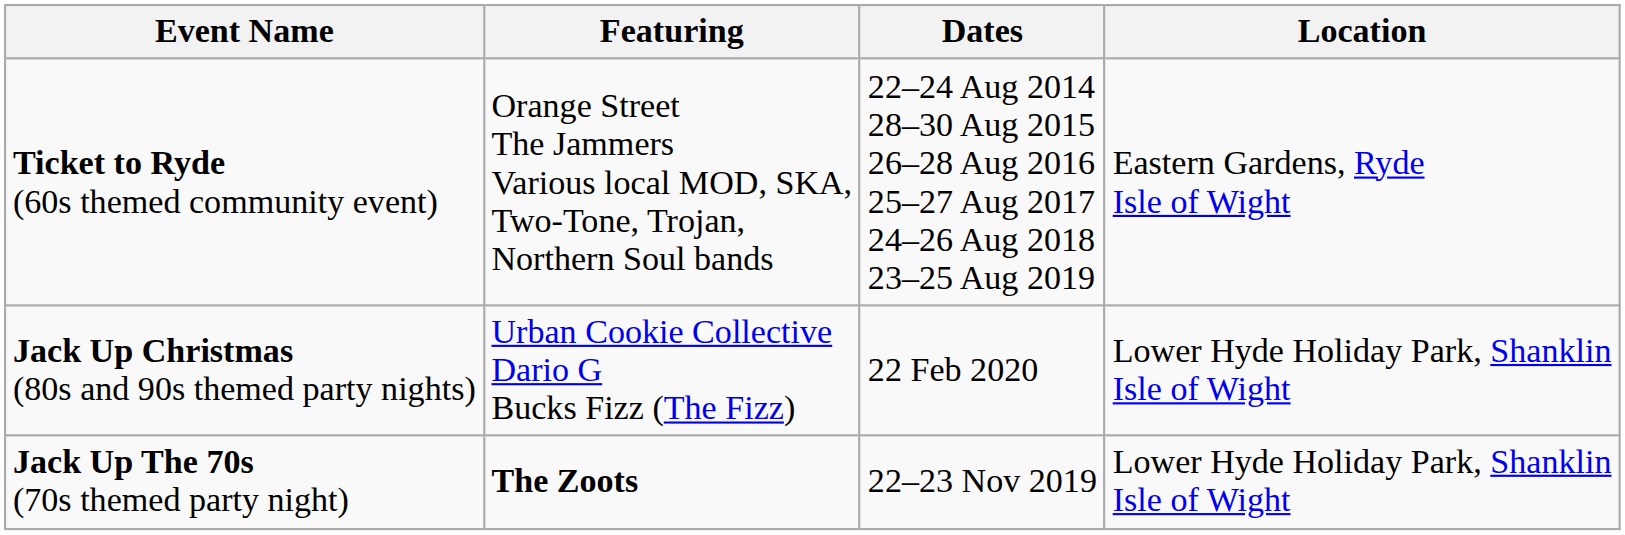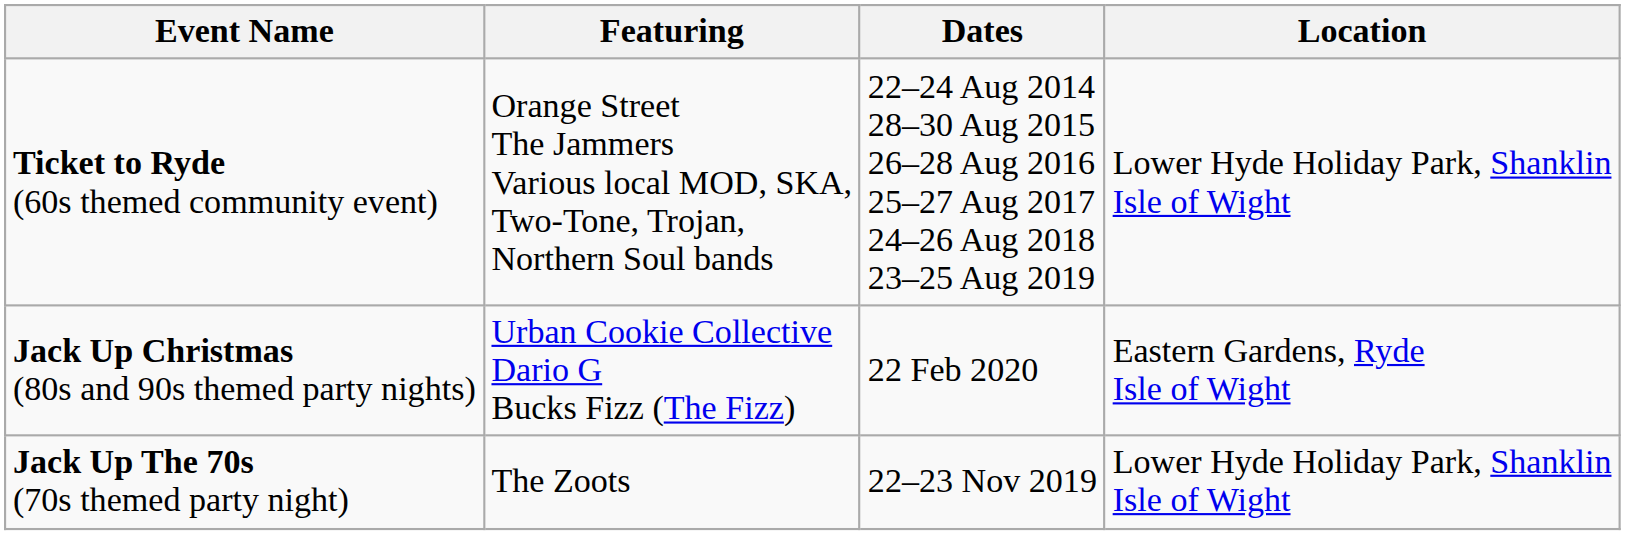(1269, 181) Eastern Gardens, Ryde Isle of Wight -> (1362, 181) Lower Hyde Holiday Park, Shanklin Isle of Wight
(1362, 369) Lower Hyde Holiday Park, Shanklin Isle of Wight -> (1269, 369) Eastern Gardens, Ryde Isle of Wight
(565, 481) bold -> (561, 481) normal
